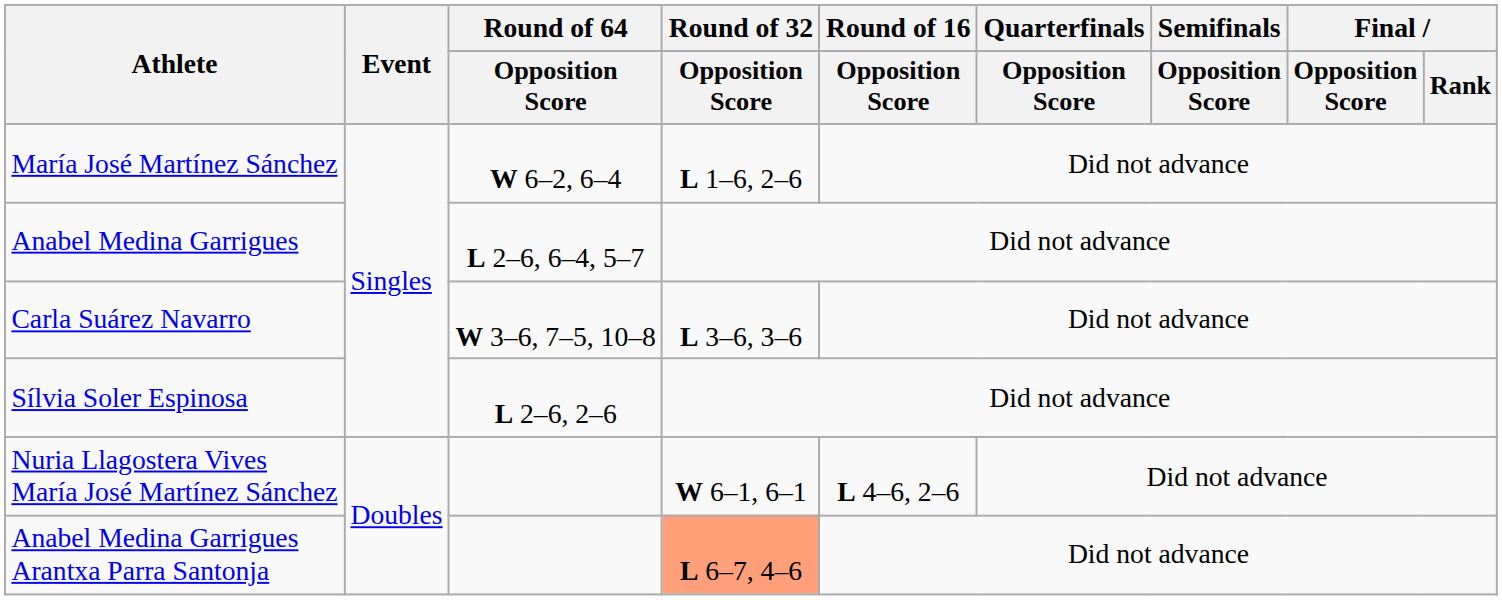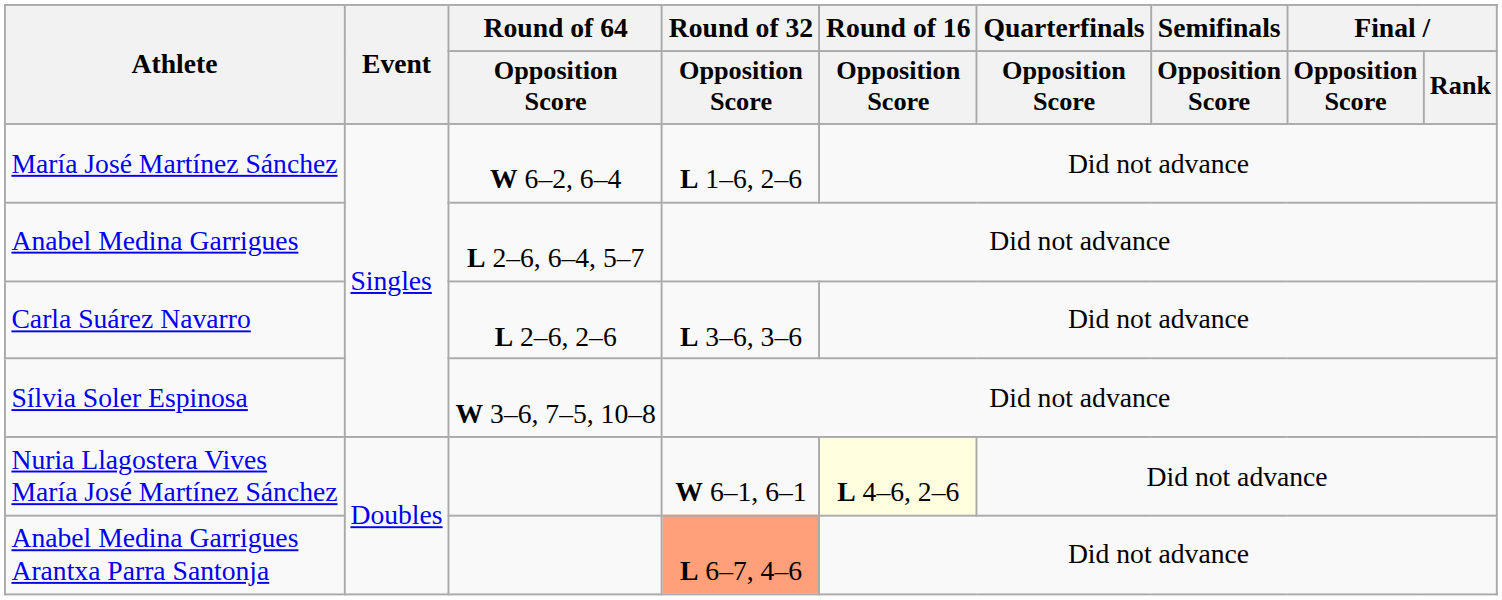(556, 336) W 3–6, 7–5, 10–8 -> (556, 336) L 2–6, 2–6
(556, 414) L 2–6, 2–6 -> (556, 414) W 3–6, 7–5, 10–8
(898, 492) no background -> (898, 492) lightyellow background
